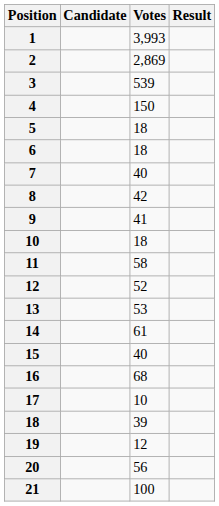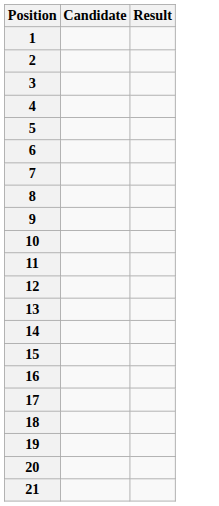- column: (150, 15)
